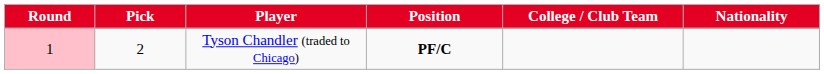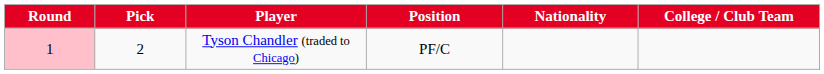columns swapped: (751, 16) <-> (593, 16)
(435, 48) bold -> (435, 48) normal
